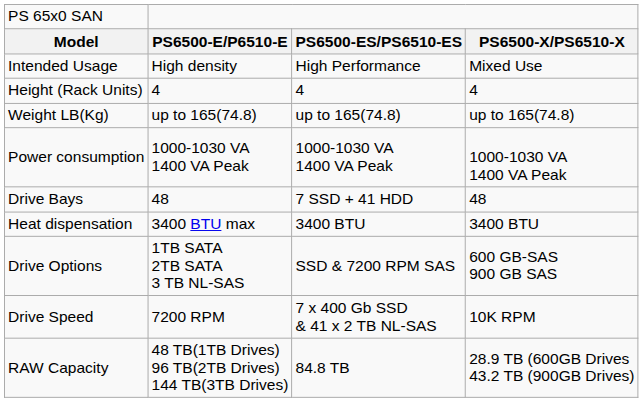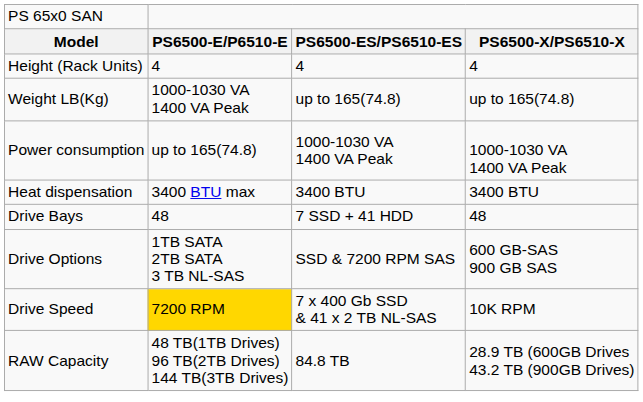- row: (63, 66)
(204, 115) up to 165(74.8) -> (201, 99) 1000-1030 VA 1400 VA Peak
(201, 157) 1000-1030 VA 1400 VA Peak -> (204, 150) up to 165(74.8)
rows swapped: (70, 224) <-> (46, 199)
(188, 316) no background -> (188, 309) gold background
